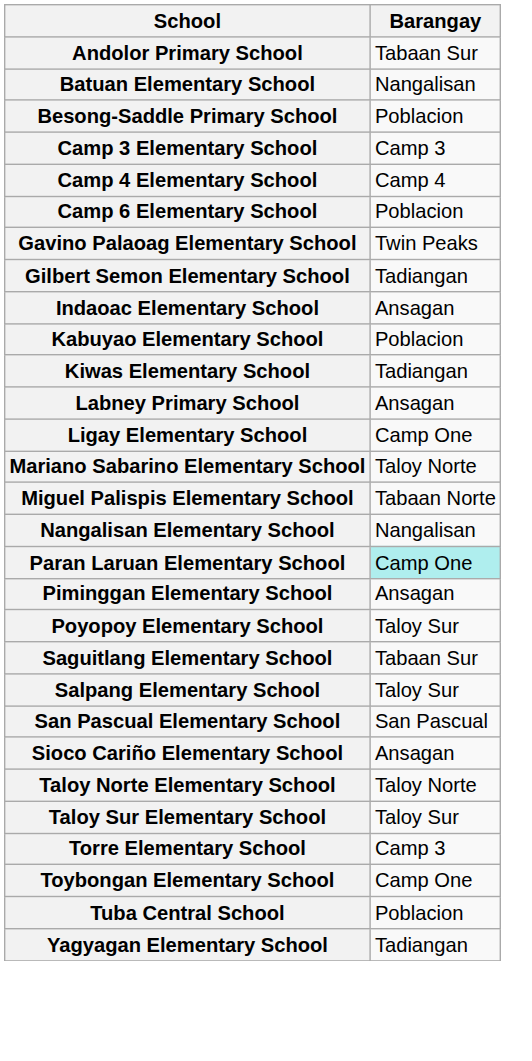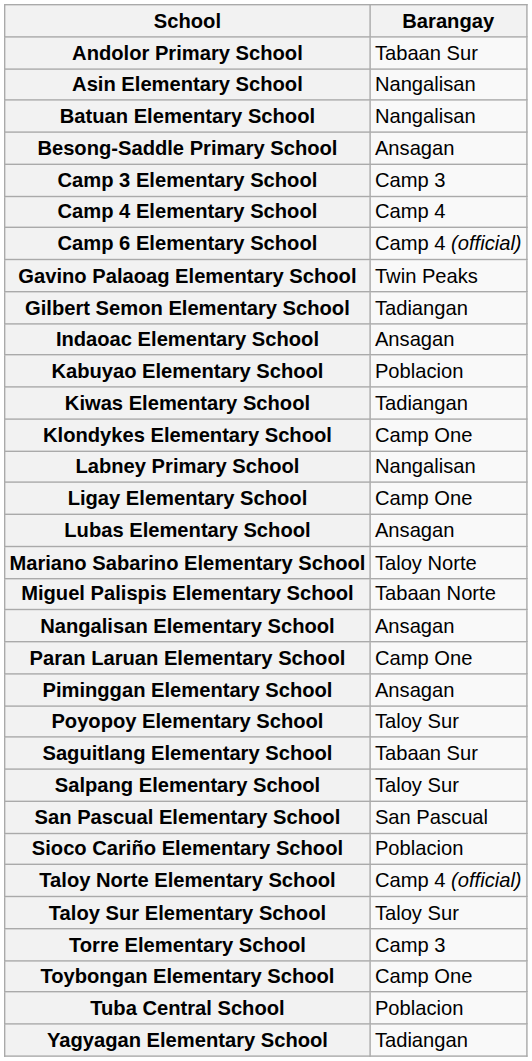+ row: (187, 85)
(419, 117) Poblacion -> (415, 148) Ansagan
(419, 212) Poblacion -> (448, 244) Camp 4 (official)
+ row: (187, 435)
(415, 403) Ansagan -> (425, 467) Nangalisan
+ row: (187, 531)
(425, 531) Nangalisan -> (415, 626) Ansagan
(424, 562) paleturquoise background -> (424, 658) no background
(415, 754) Ansagan -> (419, 849) Poblacion
(426, 785) Taloy Norte -> (448, 881) Camp 4 (official)
